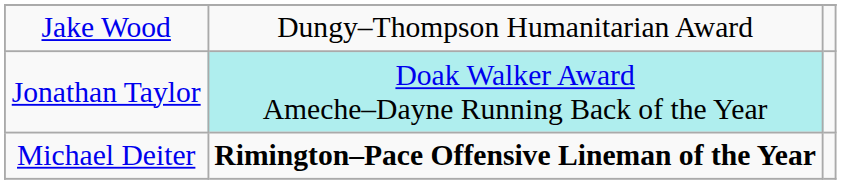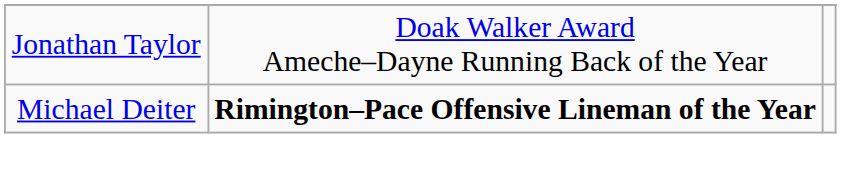- row: (106, 27)
(515, 91) paleturquoise background -> (515, 44) no background
